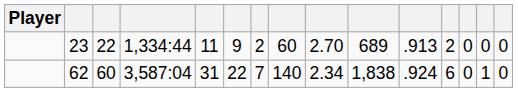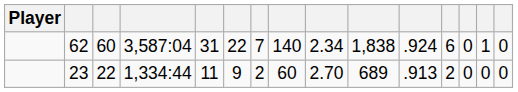rows swapped: (79, 73) <-> (79, 45)
